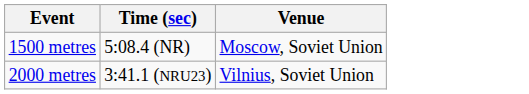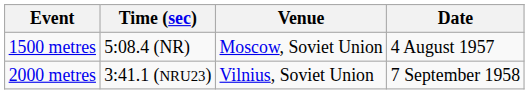+ column: (455, 18)
